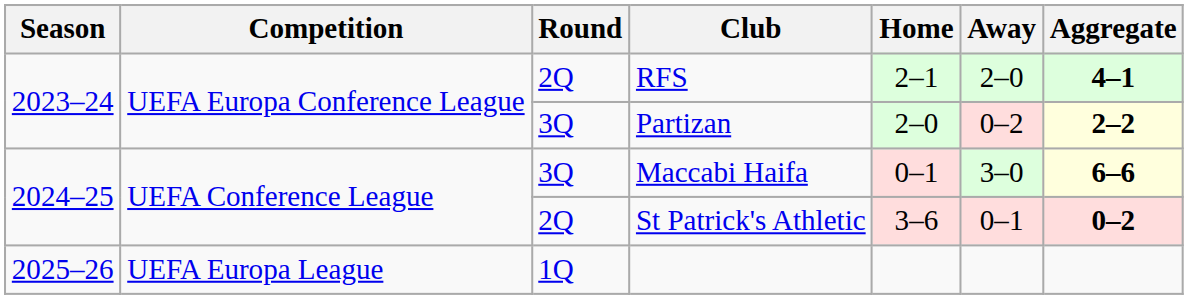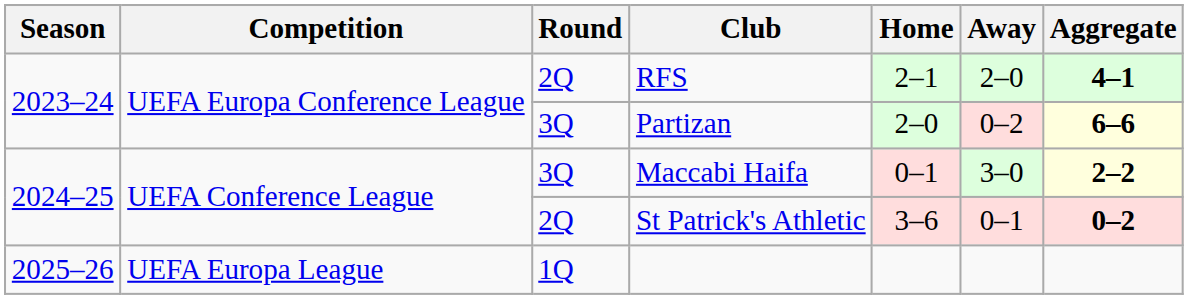(1113, 124) 2–2 -> (1113, 124) 6–6
(1113, 172) 6–6 -> (1113, 172) 2–2
